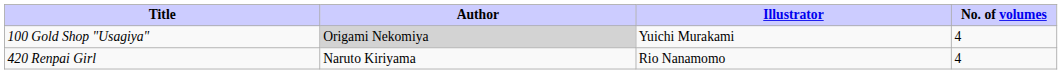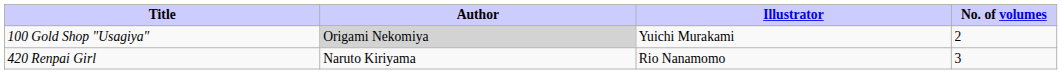(958, 36) 4 -> (958, 36) 2
(958, 58) 4 -> (958, 58) 3
